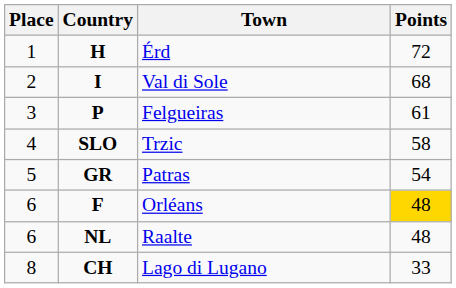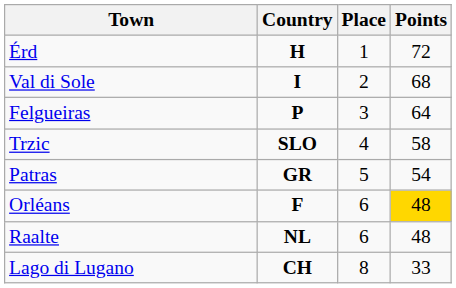columns swapped: (31, 19) <-> (264, 19)
(421, 112) 61 -> (421, 112) 64
